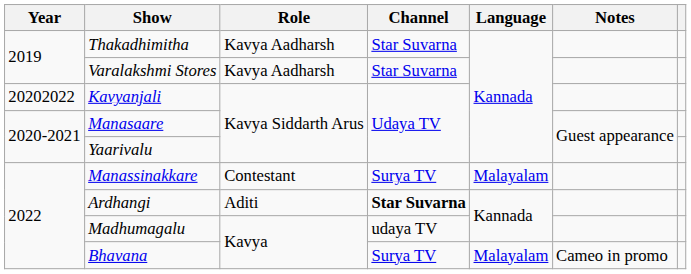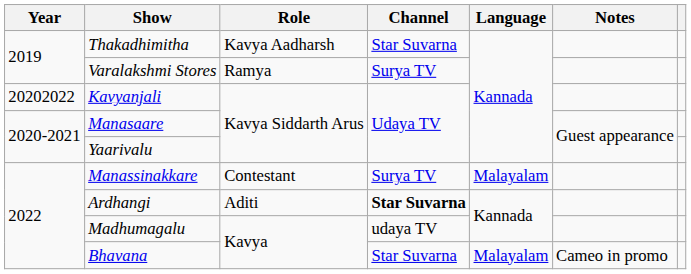(279, 70) Kavya Aadharsh -> (248, 70) Ramya
(414, 70) Star Suvarna -> (404, 70) Surya TV
(404, 255) Surya TV -> (414, 255) Star Suvarna
